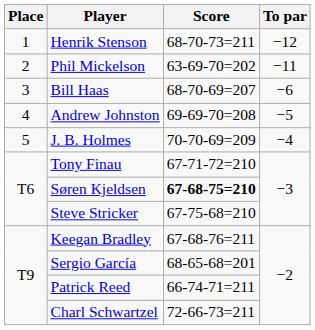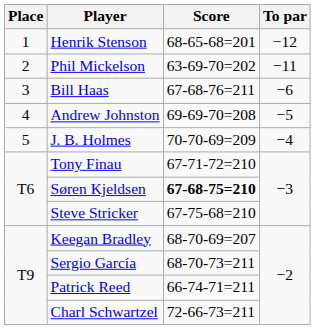(211, 41) 68-70-73=211 -> (211, 41) 68-65-68=201
(211, 90) 68-70-69=207 -> (211, 90) 67-68-76=211
(211, 238) 67-68-76=211 -> (211, 238) 68-70-69=207
(211, 262) 68-65-68=201 -> (211, 262) 68-70-73=211
